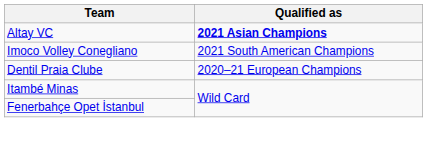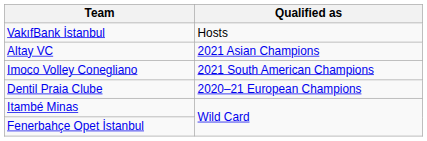+ row: (56, 32)
(262, 32) bold -> (258, 51) normal
